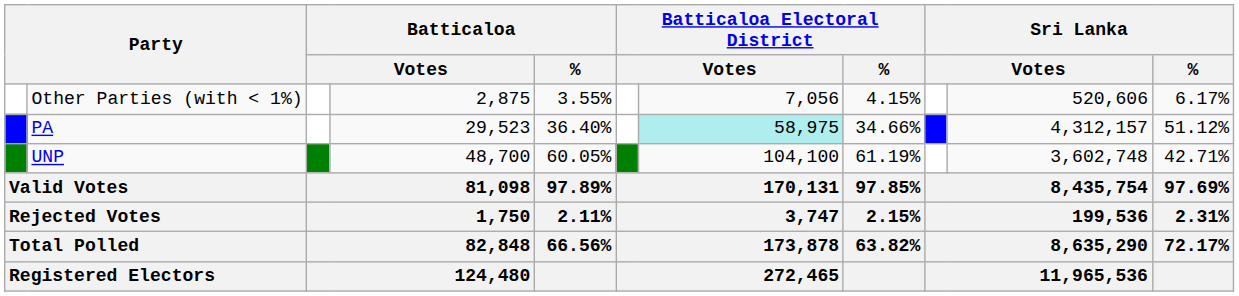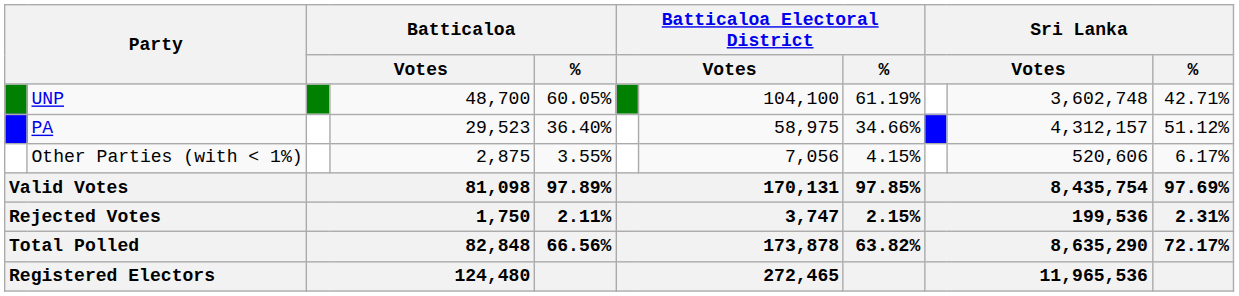rows swapped: (48, 158) <-> (167, 99)
(807, 129) paleturquoise background -> (807, 129) no background
